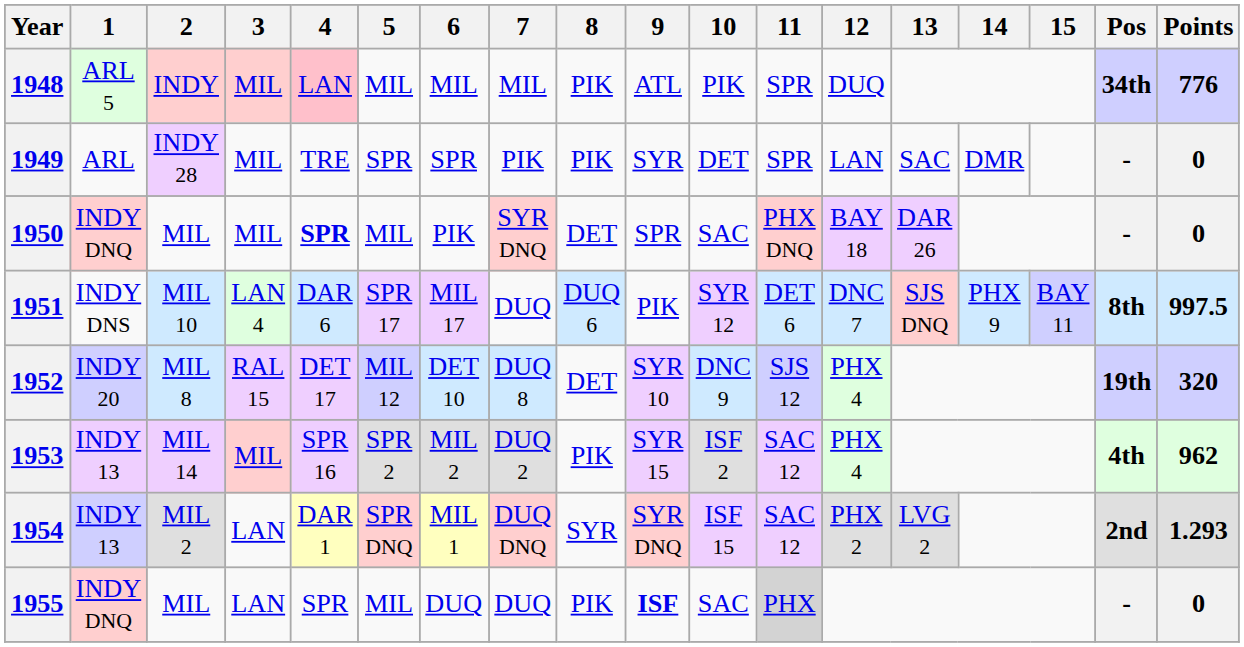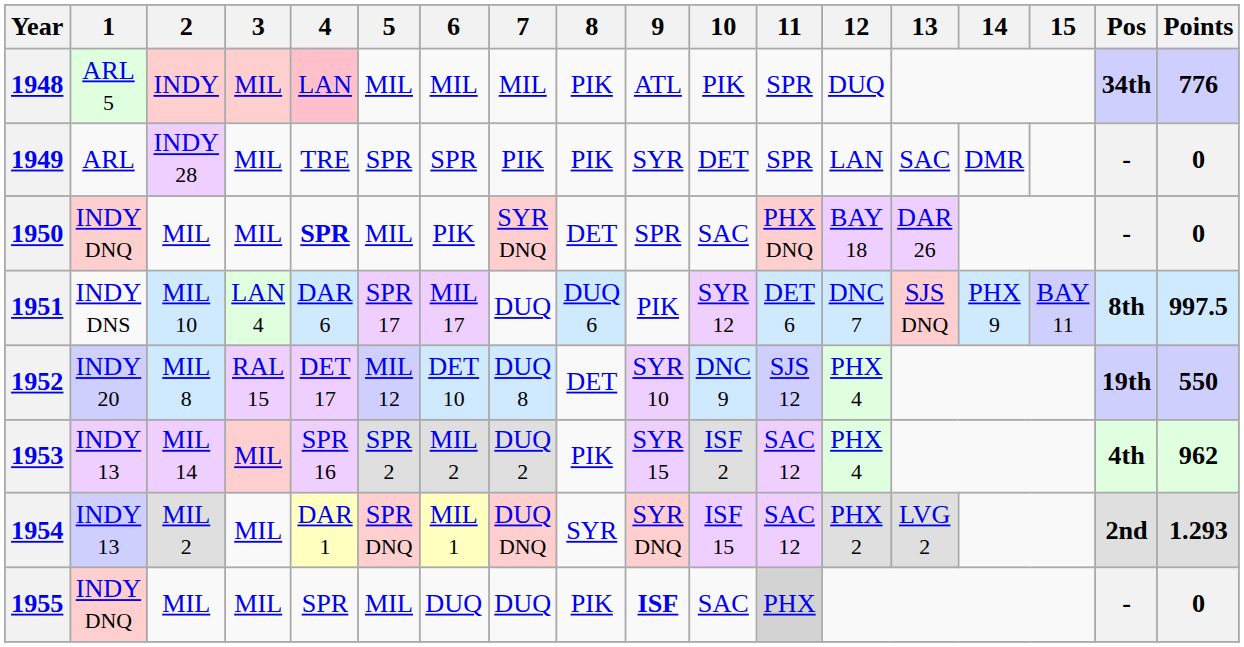(1198, 381) 320 -> (1198, 381) 550
(258, 530) LAN -> (258, 530) MIL
(258, 604) LAN -> (258, 604) MIL
